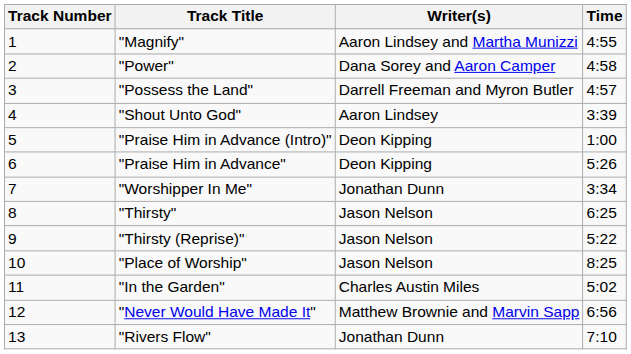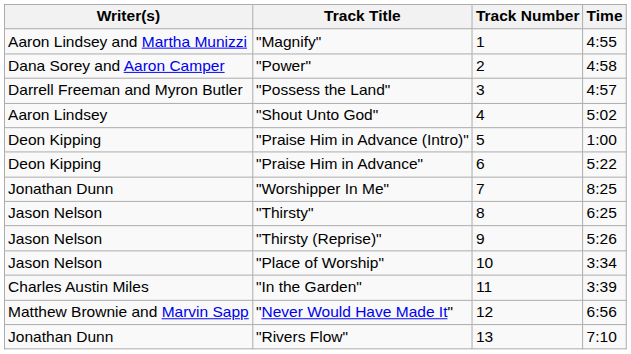columns swapped: (60, 16) <-> (459, 16)
(602, 115) 3:39 -> (602, 115) 5:02
(602, 164) 5:26 -> (602, 164) 5:22
(602, 189) 3:34 -> (602, 189) 8:25
(602, 238) 5:22 -> (602, 238) 5:26
(602, 262) 8:25 -> (602, 262) 3:34
(602, 287) 5:02 -> (602, 287) 3:39
